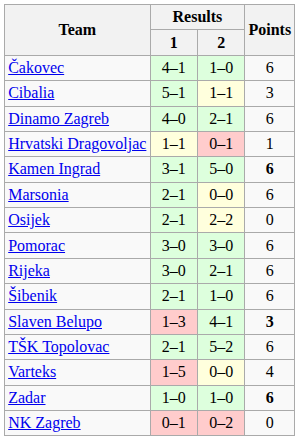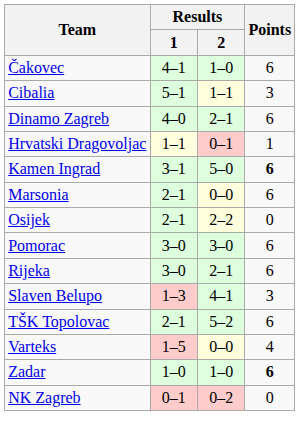- row: (33, 296)
(270, 321) bold -> (270, 296) normal
